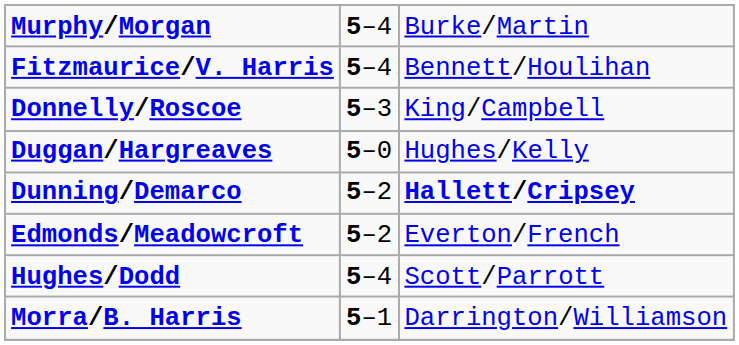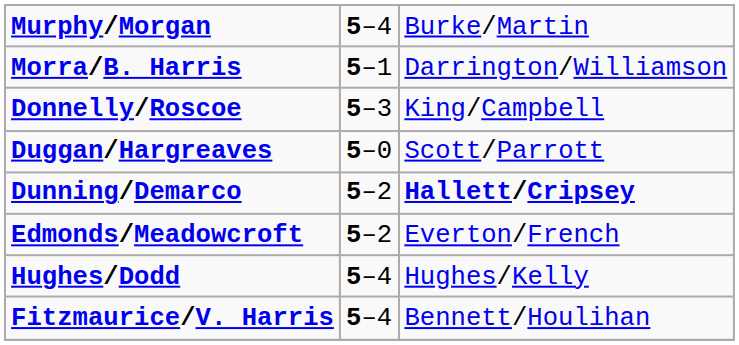rows swapped: (172, 68) <-> (126, 318)
(497, 151) Hughes/Kelly -> (504, 151) Scott/Parrott
(504, 276) Scott/Parrott -> (497, 276) Hughes/Kelly
